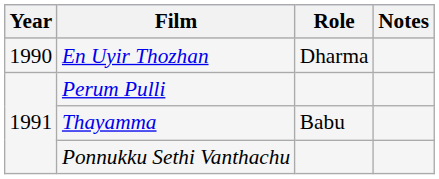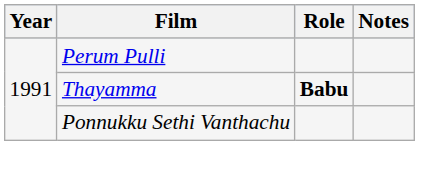- row: (135, 55)
(322, 122) normal -> (324, 88) bold
